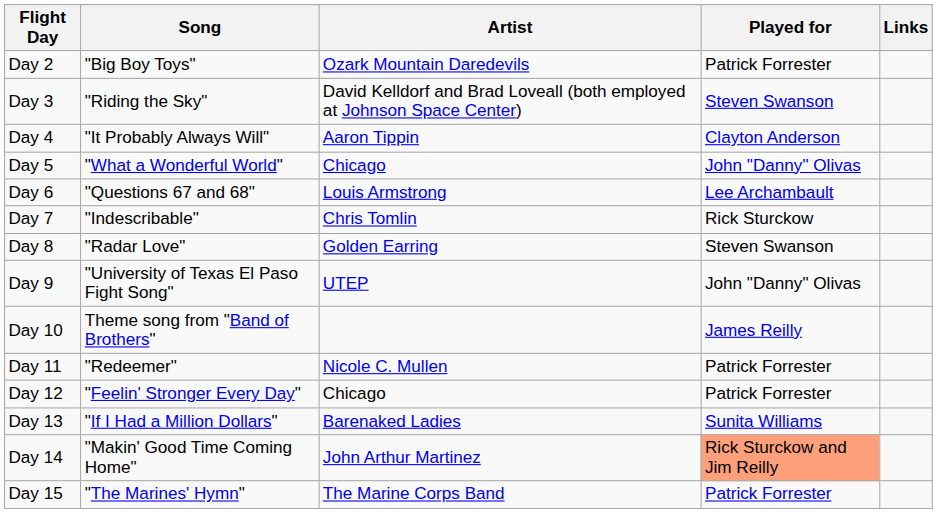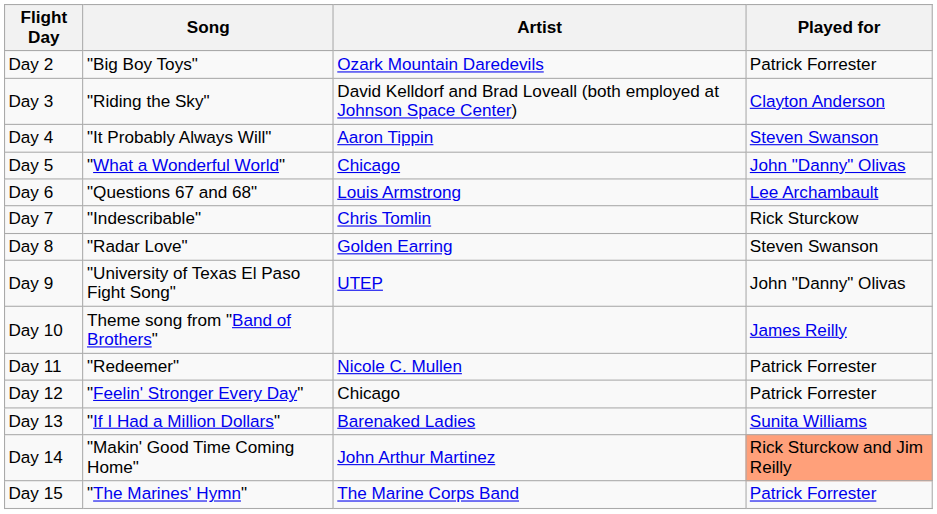- column: (906, 27)
(769, 101) Steven Swanson -> (817, 101) Clayton Anderson
(773, 138) Clayton Anderson -> (814, 138) Steven Swanson
